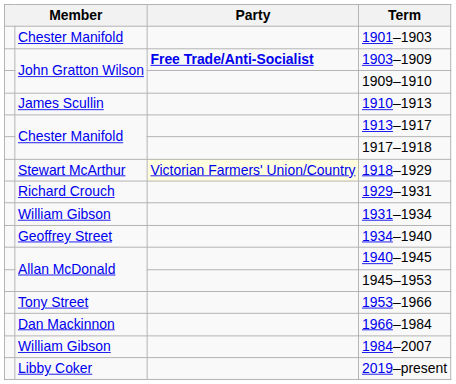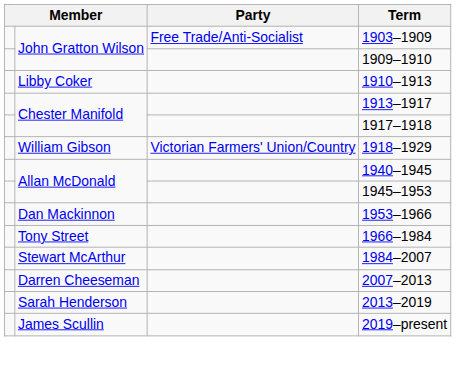- row: (397, 37)
(232, 59) bold -> (227, 37) normal
(61, 103) James Scullin -> (55, 81) Libby Coker
(72, 170) Stewart McArthur -> (64, 147) William Gibson
(253, 170) lightyellow background -> (253, 147) no background
- row: (397, 192)
- row: (397, 214)
- row: (397, 236)
(53, 302) Tony Street -> (66, 214) Dan Mackinnon
(66, 324) Dan Mackinnon -> (53, 236) Tony Street
(64, 346) William Gibson -> (72, 258) Stewart McArthur
+ row: (397, 280)
+ row: (397, 302)
(55, 368) Libby Coker -> (61, 324) James Scullin
